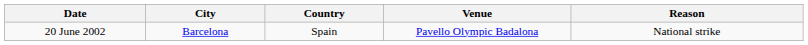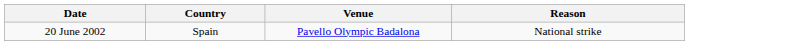- column: (205, 13)
